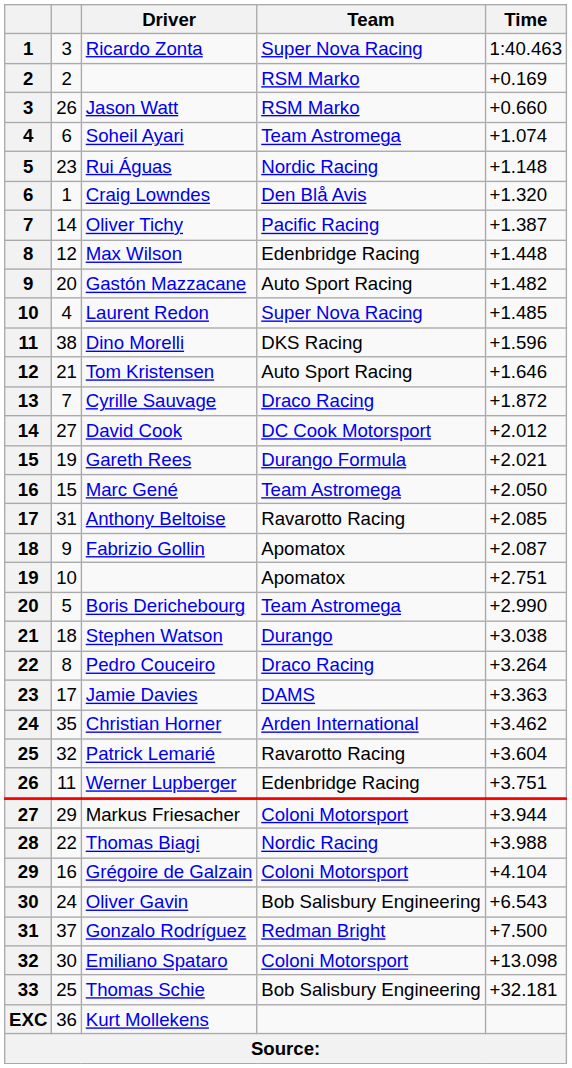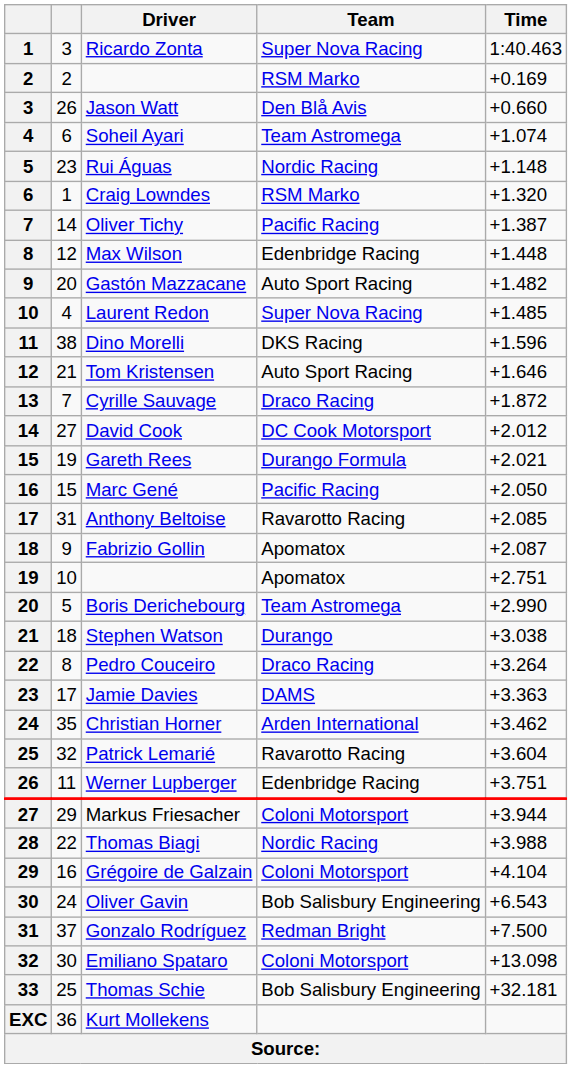(310, 107) RSM Marko -> (314, 107) Den Blå Avis
(314, 195) Den Blå Avis -> (310, 195) RSM Marko
(331, 489) Team Astromega -> (320, 489) Pacific Racing
